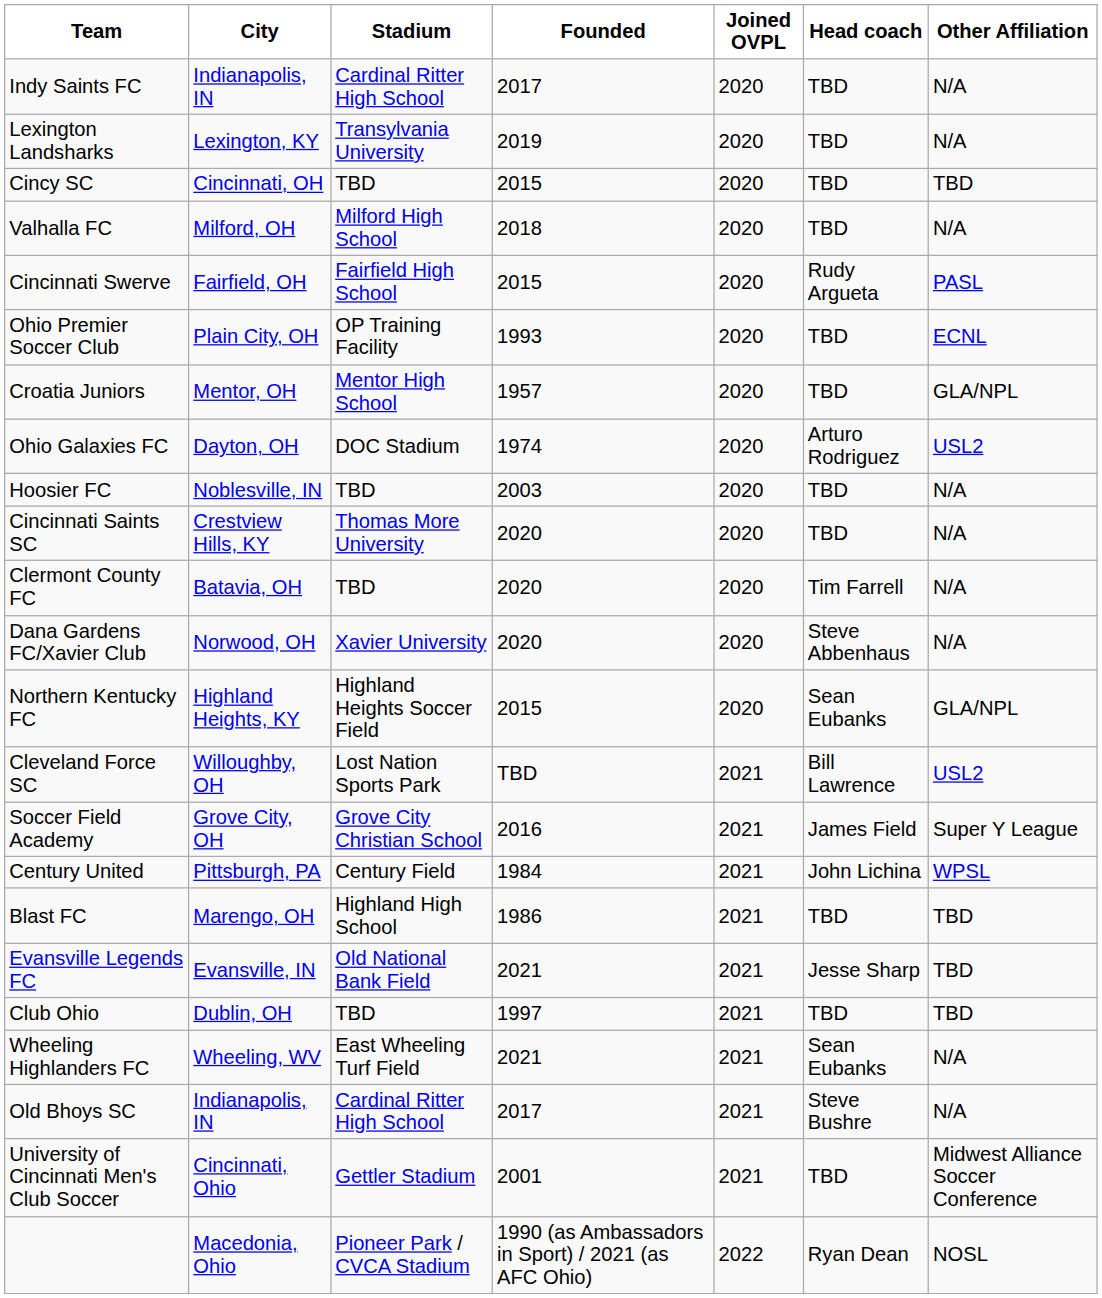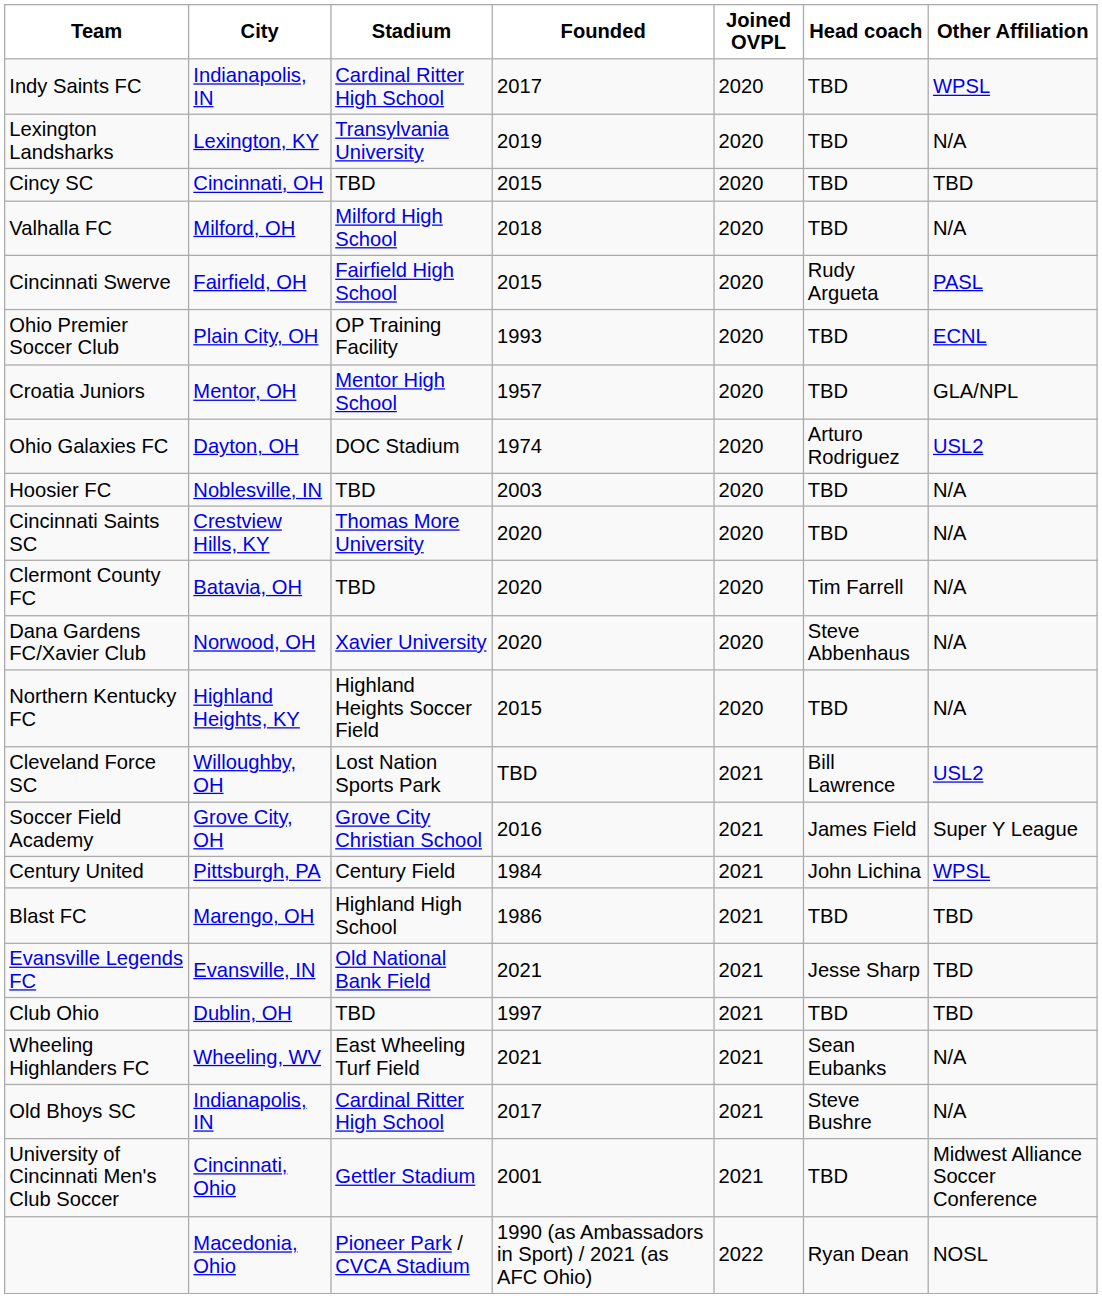(950, 86) N/A -> (962, 86) WPSL
(847, 708) Sean Eubanks -> (828, 708) TBD
(976, 708) GLA/NPL -> (950, 708) N/A
